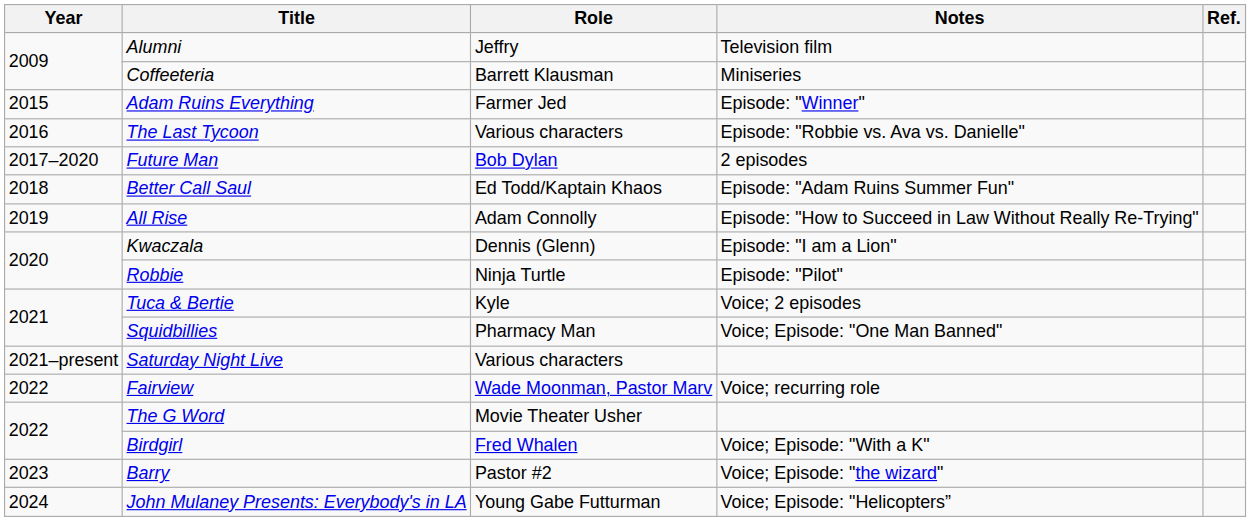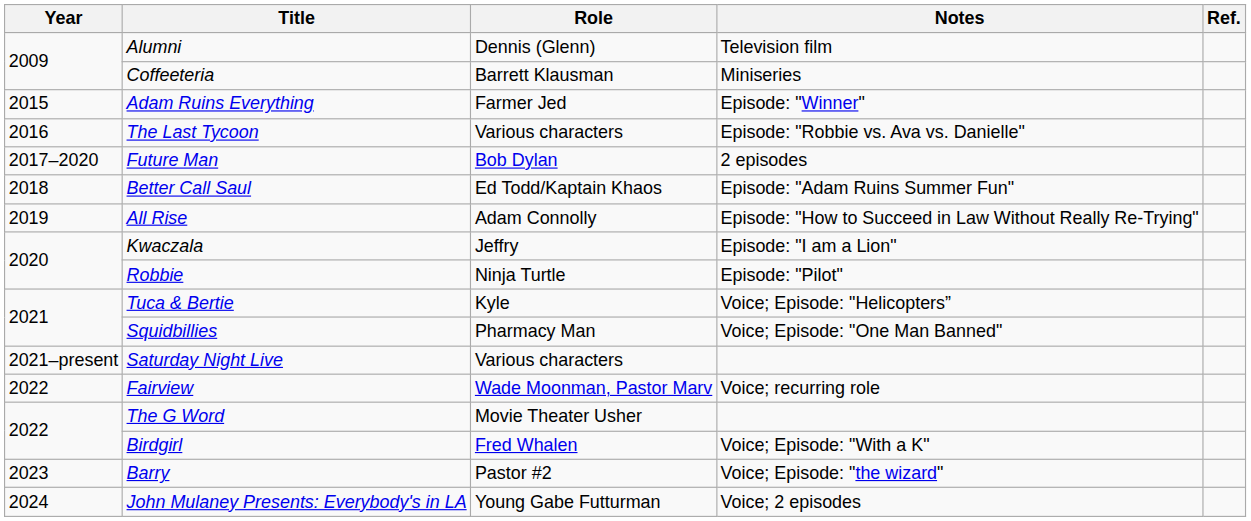(497, 47) Jeffry -> (535, 47) Dennis (Glenn)
(535, 246) Dennis (Glenn) -> (497, 246) Jeffry
(791, 302) Voice; 2 episodes -> (836, 302) Voice; Episode: "Helicopters”
(836, 501) Voice; Episode: "Helicopters” -> (791, 501) Voice; 2 episodes
